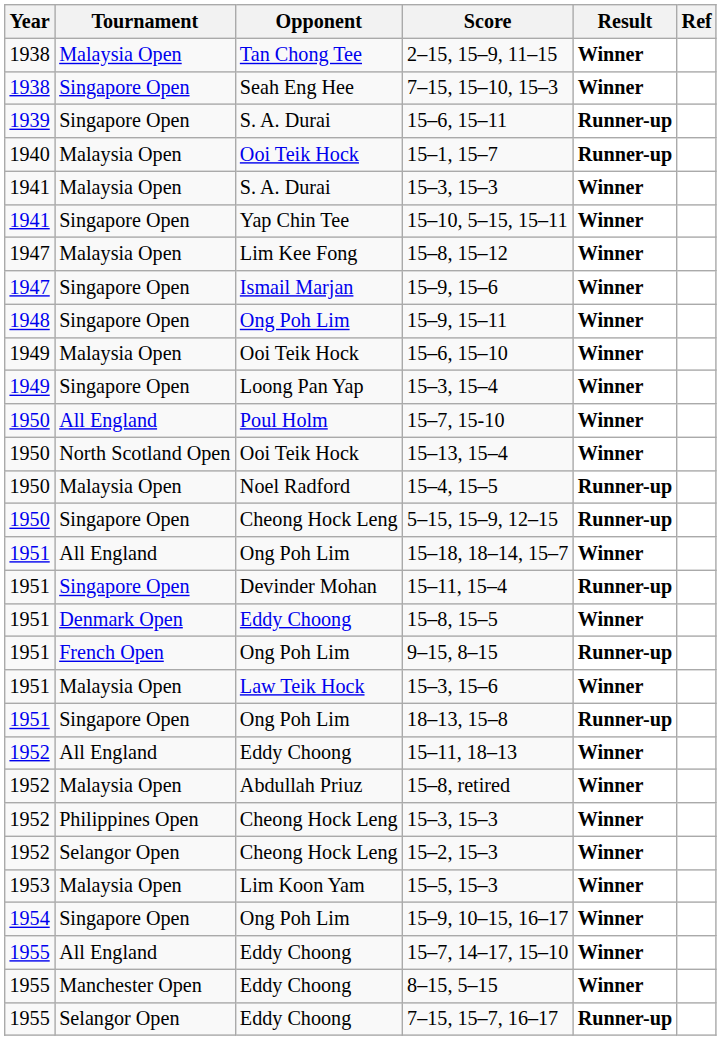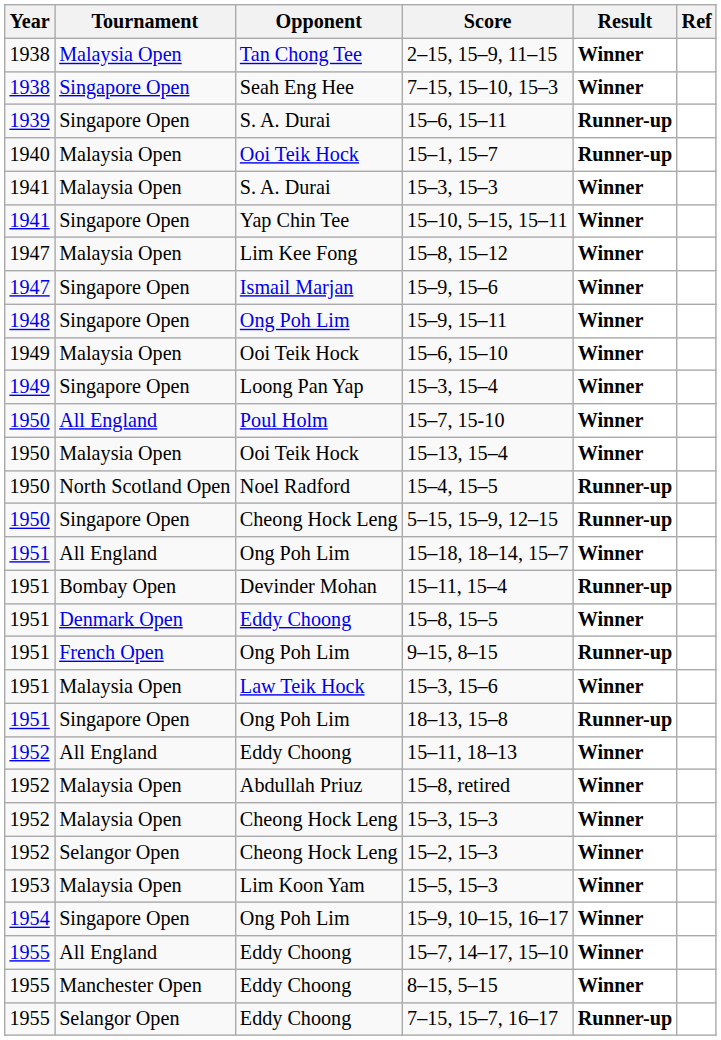(145, 453) North Scotland Open -> (120, 453) Malaysia Open
(120, 487) Malaysia Open -> (145, 487) North Scotland Open
(124, 586) Singapore Open -> (118, 586) Bombay Open
(129, 819) Philippines Open -> (120, 819) Malaysia Open
